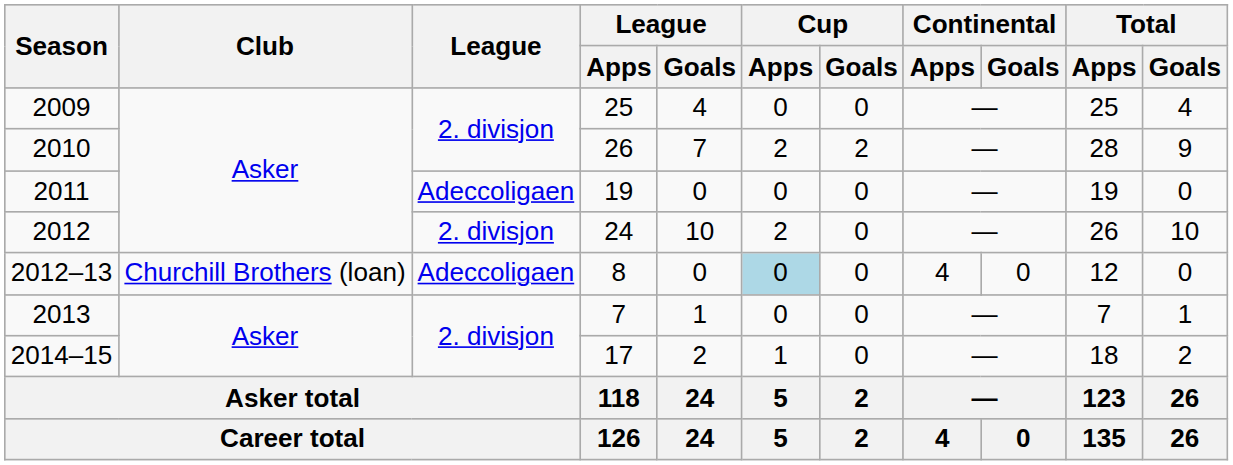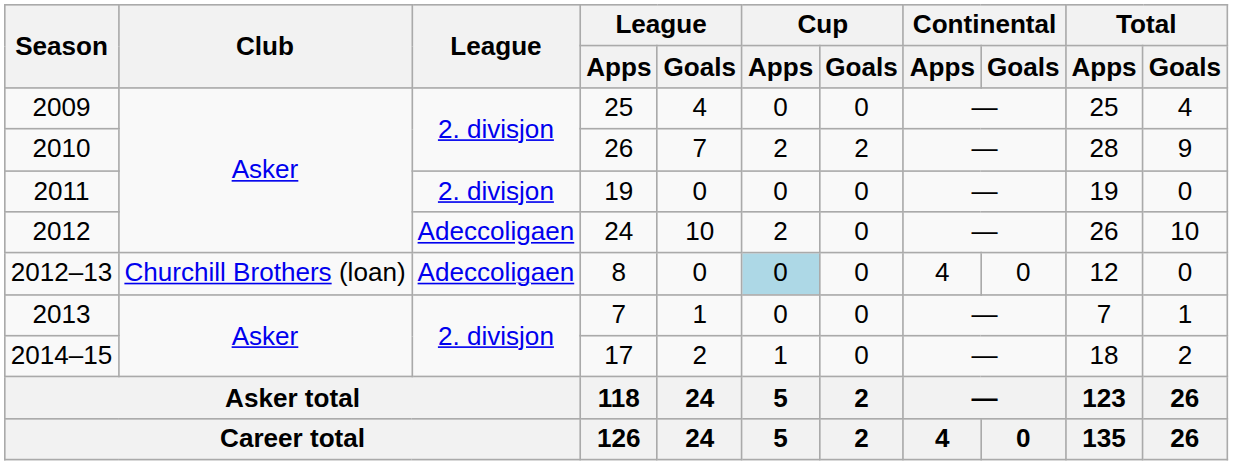(496, 190) Adeccoligaen -> (496, 190) 2. divisjon
(496, 231) 2. divisjon -> (496, 231) Adeccoligaen
